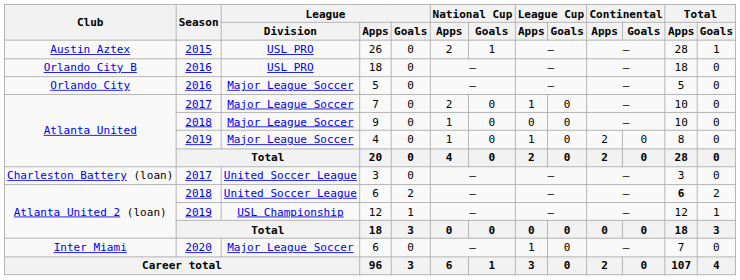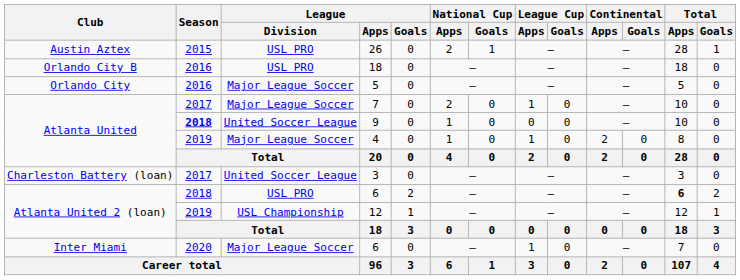(199, 121) normal -> (199, 121) bold
(290, 121) Major League Soccer -> (290, 121) United Soccer League
(290, 194) United Soccer League -> (290, 194) USL PRO
